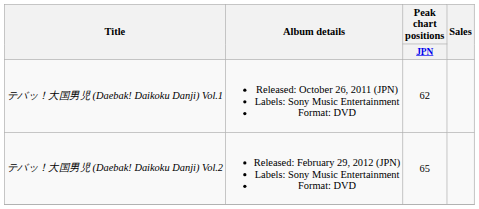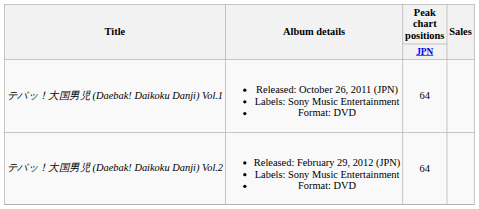(425, 96) 62 -> (425, 96) 64
(425, 168) 65 -> (425, 168) 64
